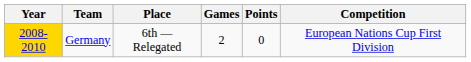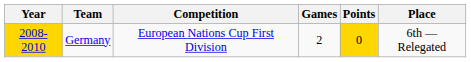columns swapped: (373, 14) <-> (157, 14)
(261, 40) no background -> (359, 40) gold background
